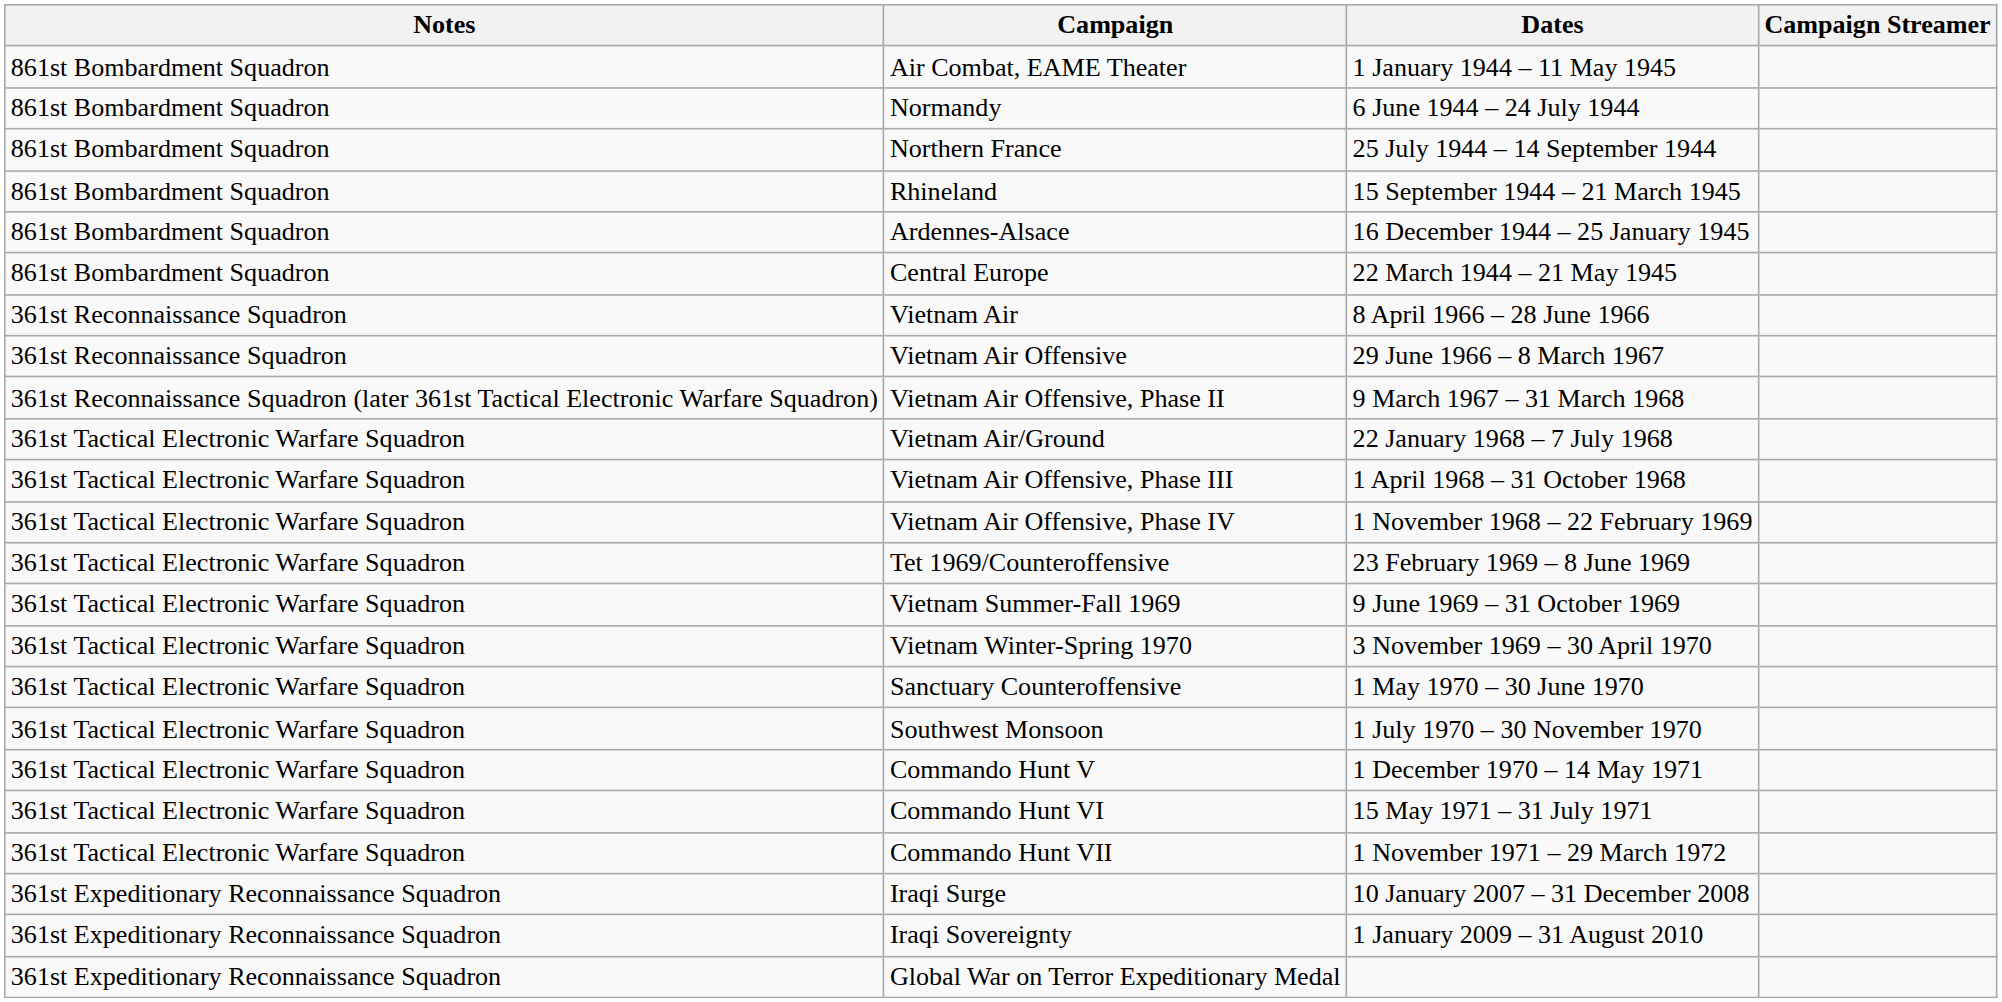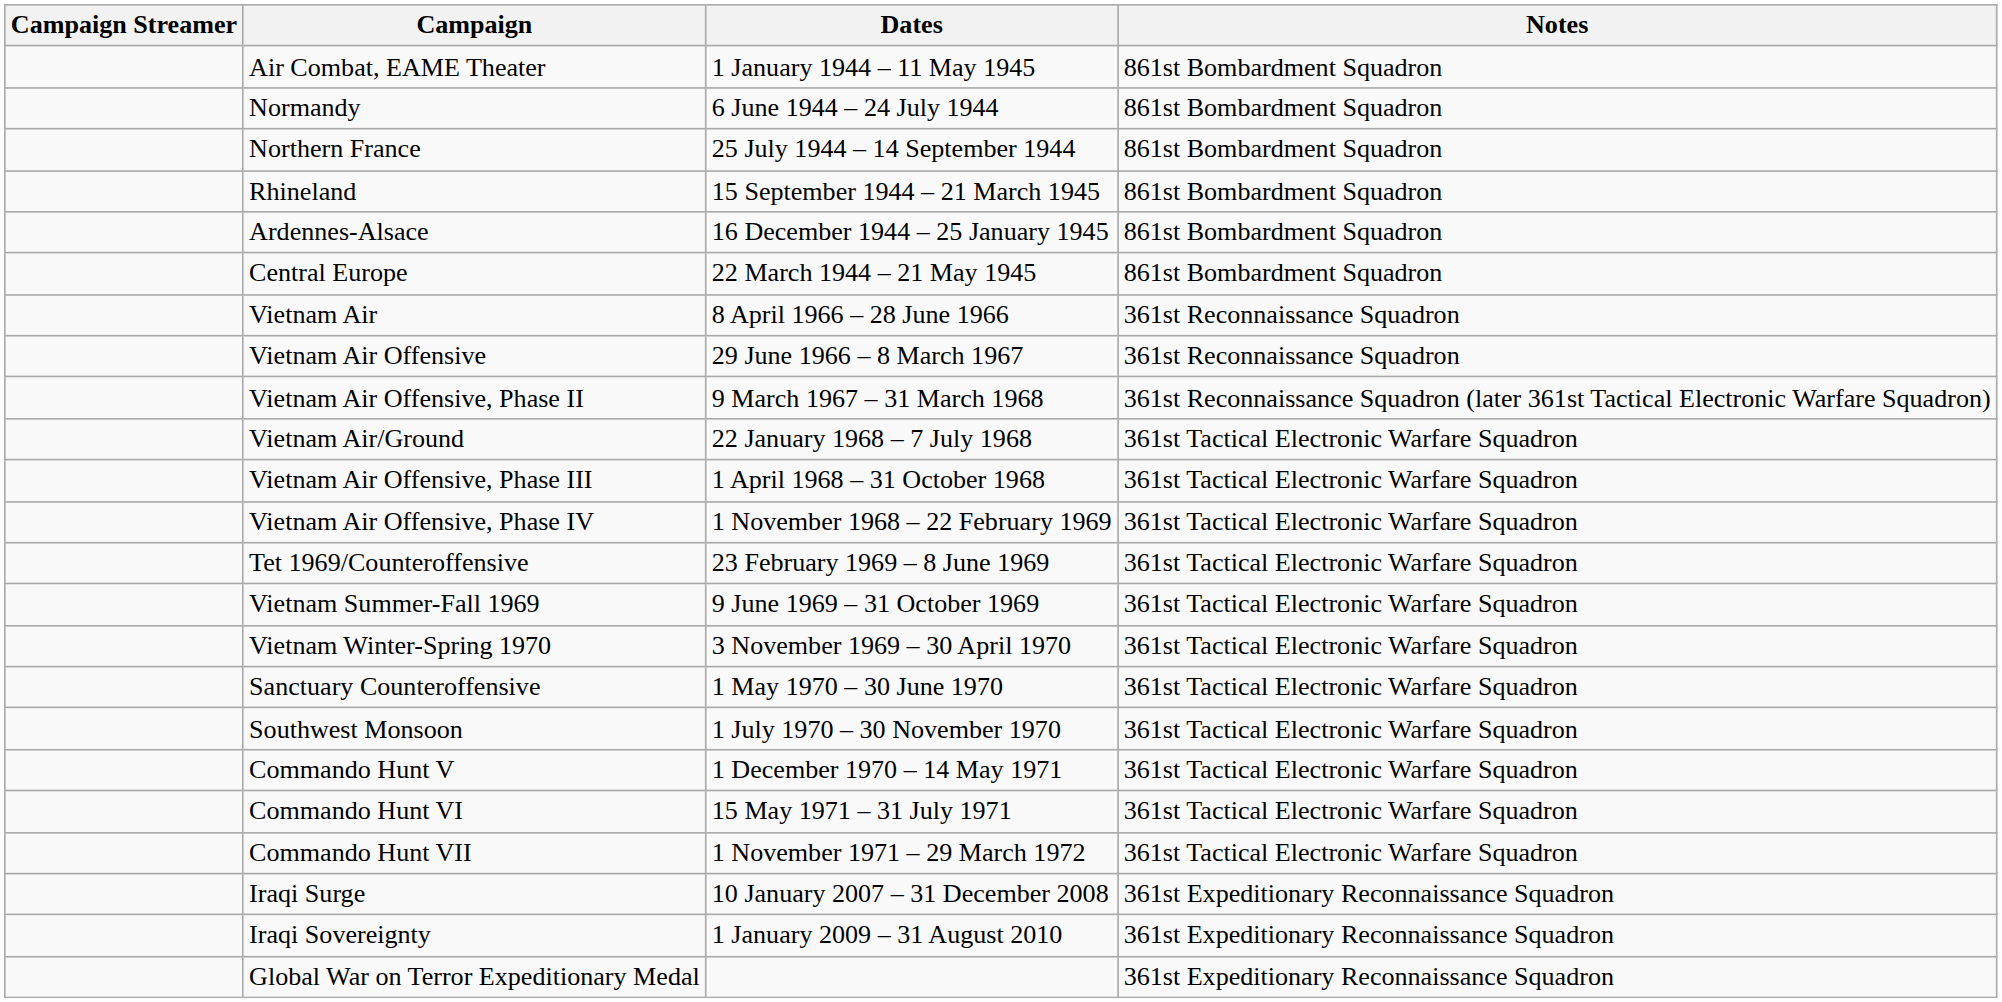columns swapped: (1878, 25) <-> (444, 25)
